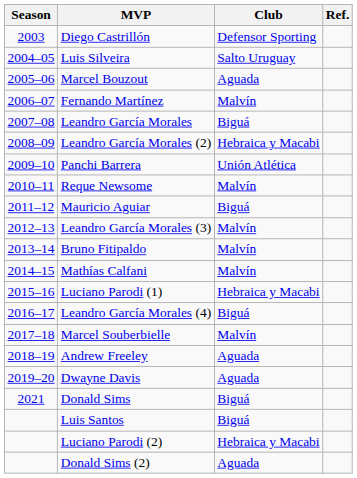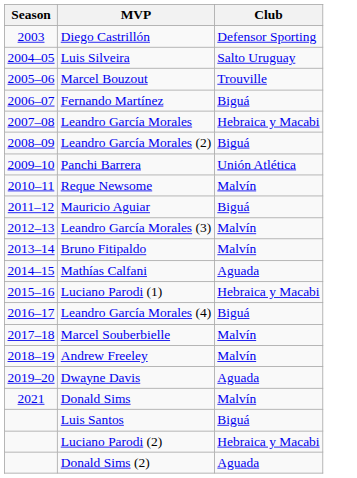- column: (338, 15)
(238, 79) Aguada -> (242, 79) Trouville
(237, 100) Malvín -> (233, 100) Biguá
(233, 121) Biguá -> (268, 121) Hebraica y Macabi
(268, 143) Hebraica y Macabi -> (233, 143) Biguá
(237, 270) Malvín -> (238, 270) Aguada
(238, 356) Aguada -> (237, 356) Malvín
(233, 398) Biguá -> (237, 398) Malvín
